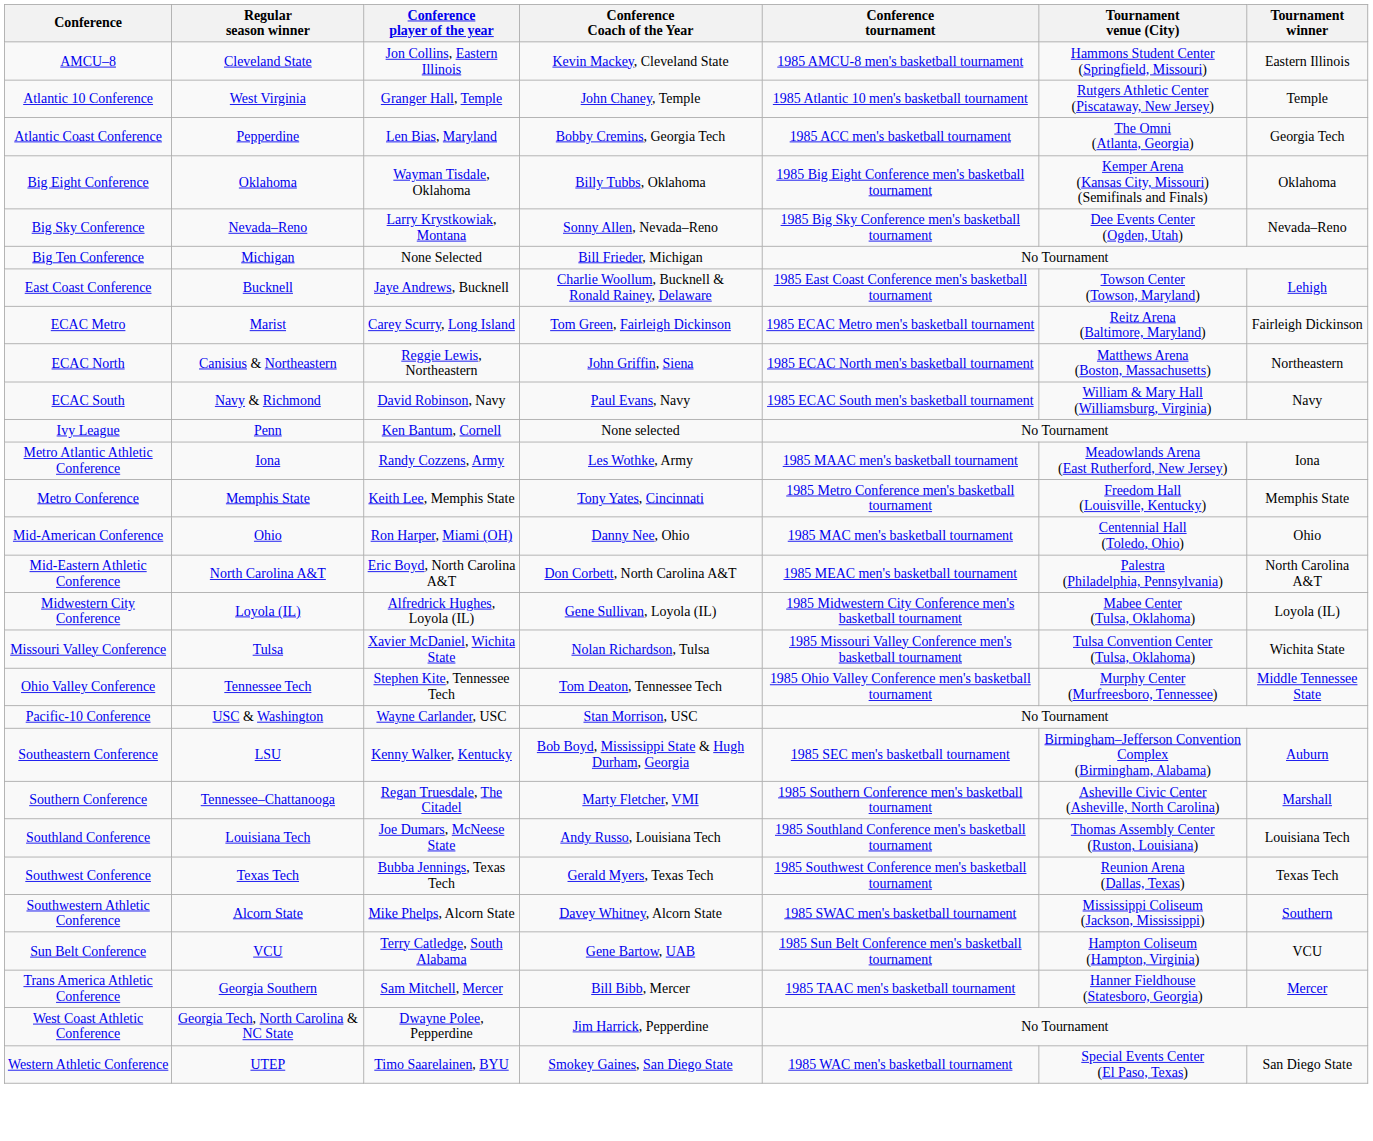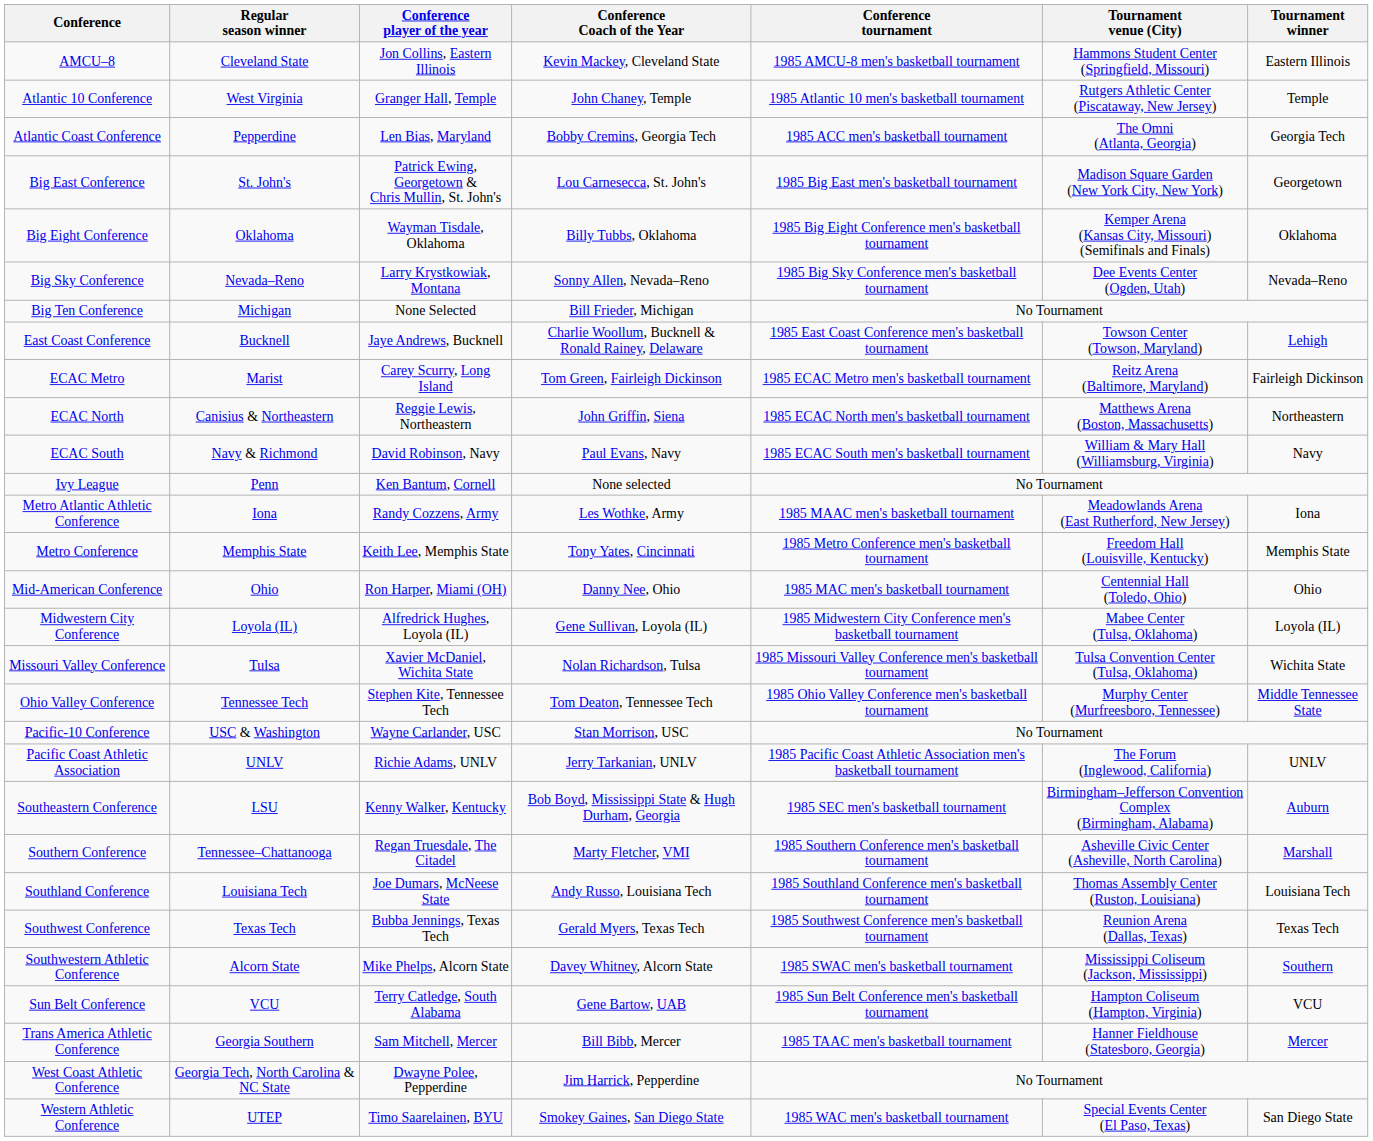+ row: (87, 182)
- row: (88, 573)
+ row: (87, 762)
